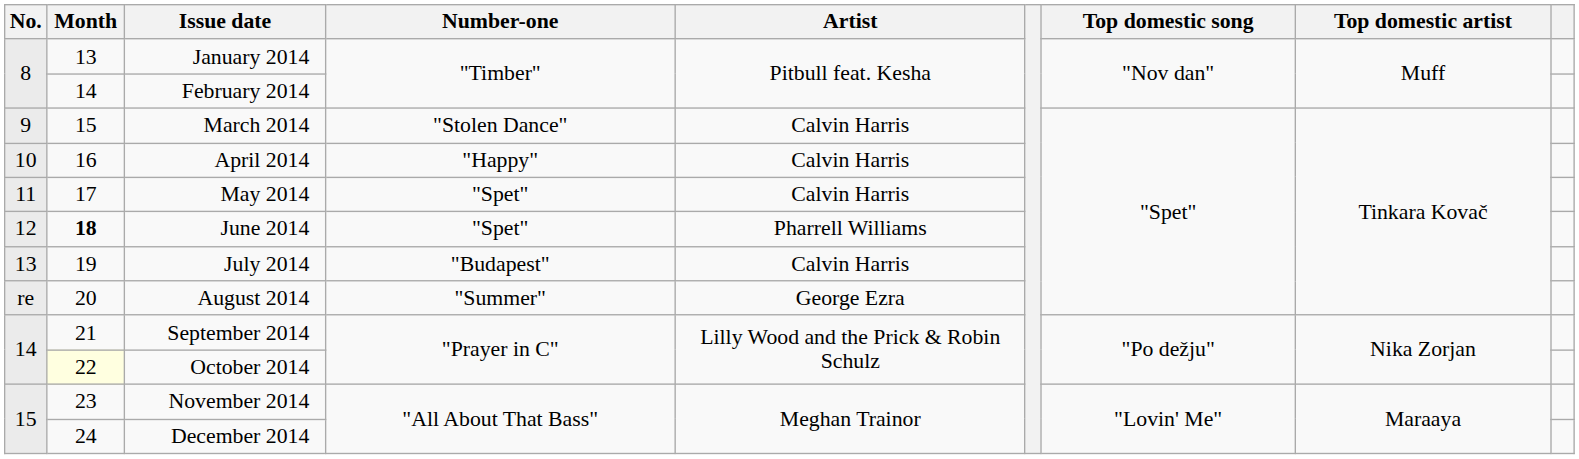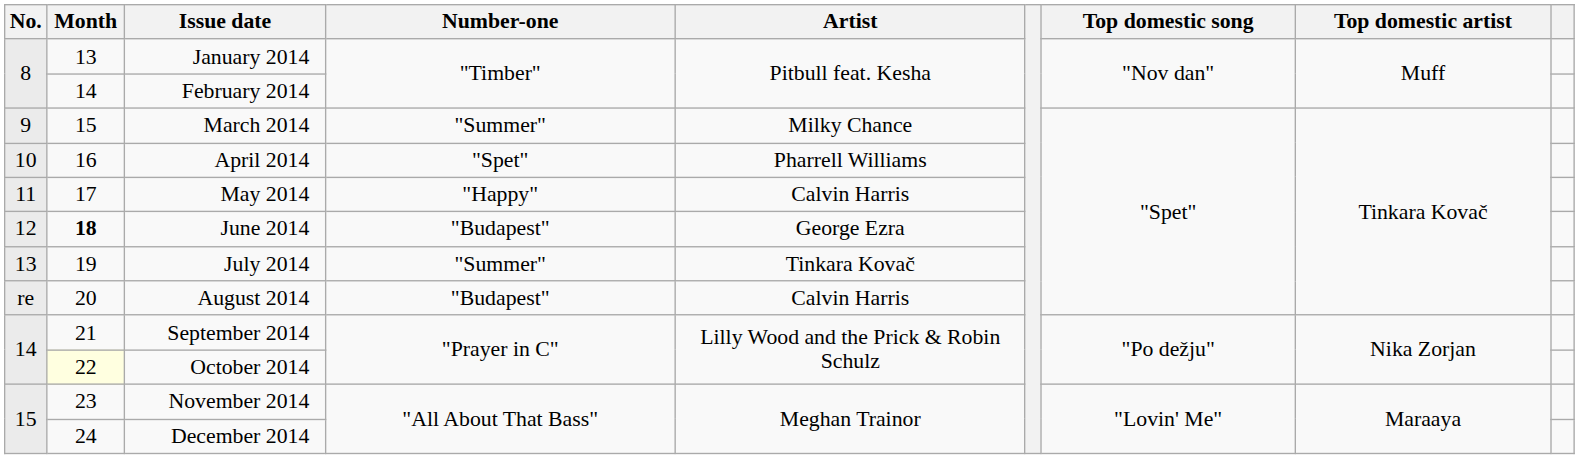(500, 125) "Stolen Dance" -> (500, 125) "Summer"
(850, 125) Calvin Harris -> (850, 125) Milky Chance
(500, 159) "Happy" -> (500, 159) "Spet"
(850, 159) Calvin Harris -> (850, 159) Pharrell Williams
(500, 194) "Spet" -> (500, 194) "Happy"
(500, 228) "Spet" -> (500, 228) "Budapest"
(850, 228) Pharrell Williams -> (850, 228) George Ezra
(500, 263) "Budapest" -> (500, 263) "Summer"
(850, 263) Calvin Harris -> (850, 263) Tinkara Kovač
(500, 297) "Summer" -> (500, 297) "Budapest"
(850, 297) George Ezra -> (850, 297) Calvin Harris
